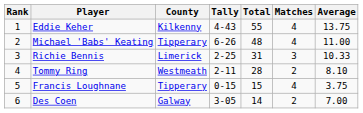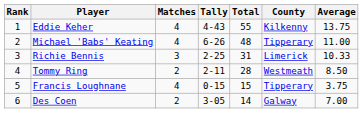columns swapped: (182, 12) <-> (294, 12)
(337, 71) 8.10 -> (337, 71) 8.50
